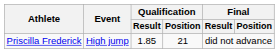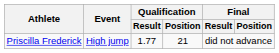(147, 41) 1.85 -> (147, 41) 1.77
